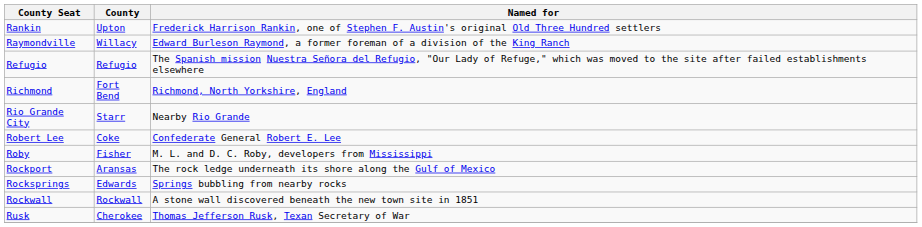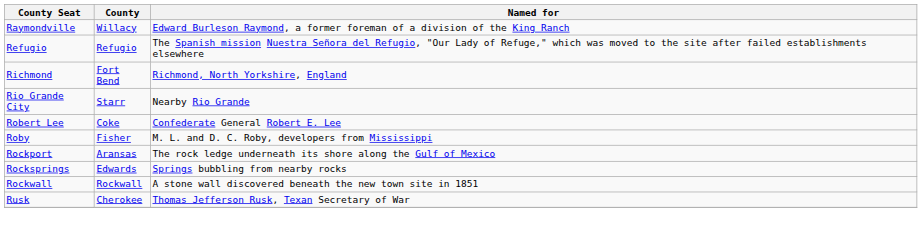- row: (24, 28)
